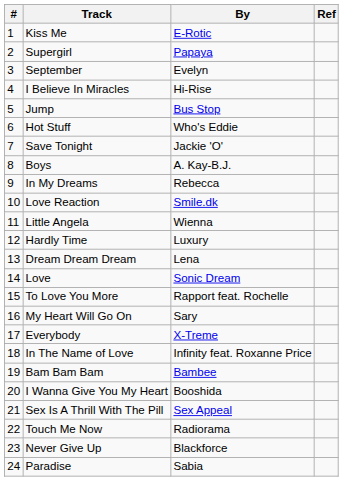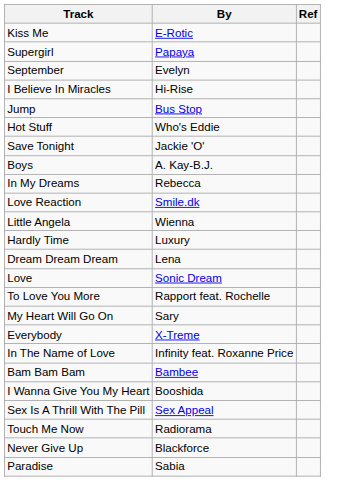- column: (14, 14)
